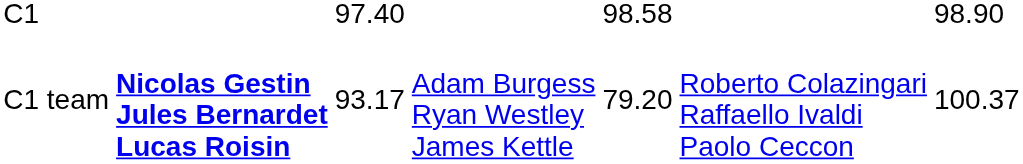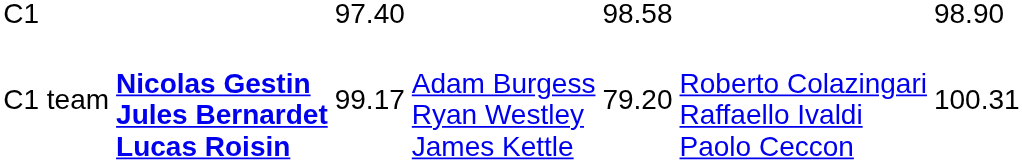(370, 99) 93.17 -> (370, 99) 99.17
(977, 99) 100.37 -> (977, 99) 100.31
